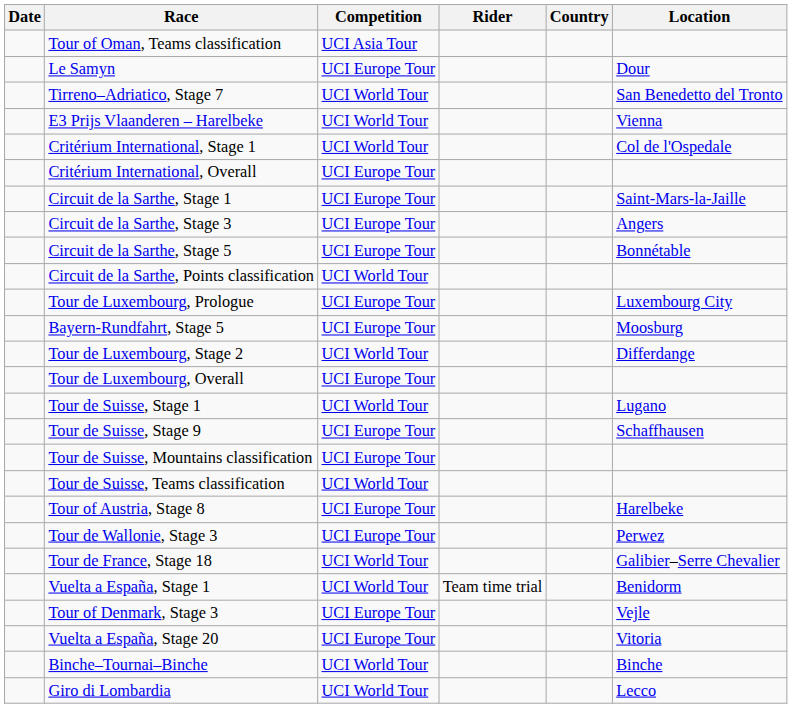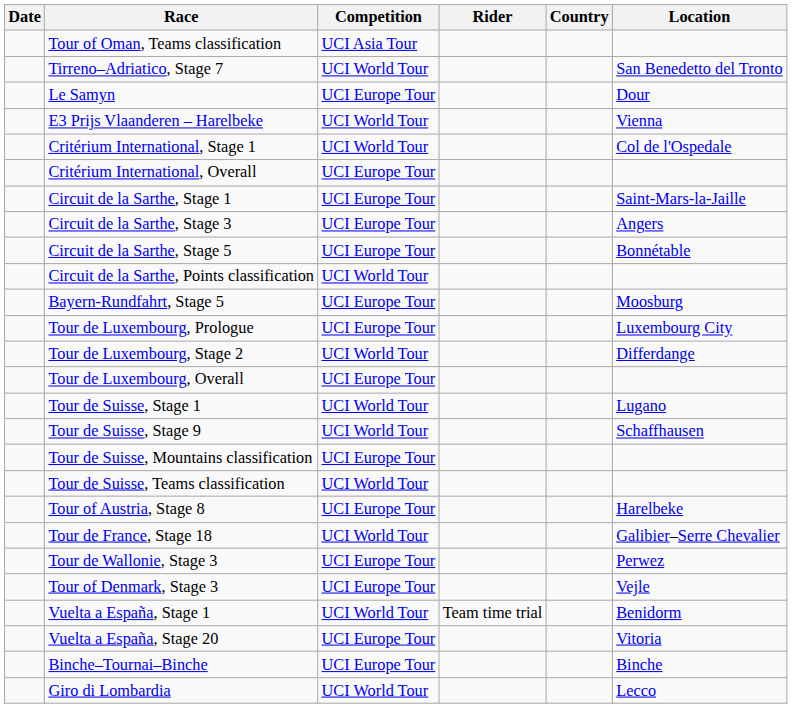rows swapped: (82, 69) <-> (136, 95)
rows swapped: (136, 328) <-> (151, 302)
(378, 431) UCI Europe Tour -> (375, 431) UCI World Tour
rows swapped: (130, 560) <-> (133, 535)
rows swapped: (133, 612) <-> (129, 586)
(375, 664) UCI World Tour -> (378, 664) UCI Europe Tour
